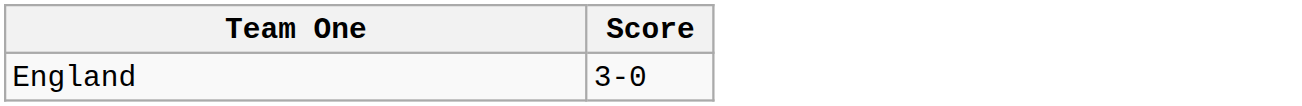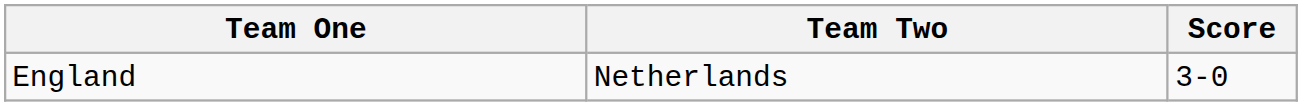+ column: (877, 29)
